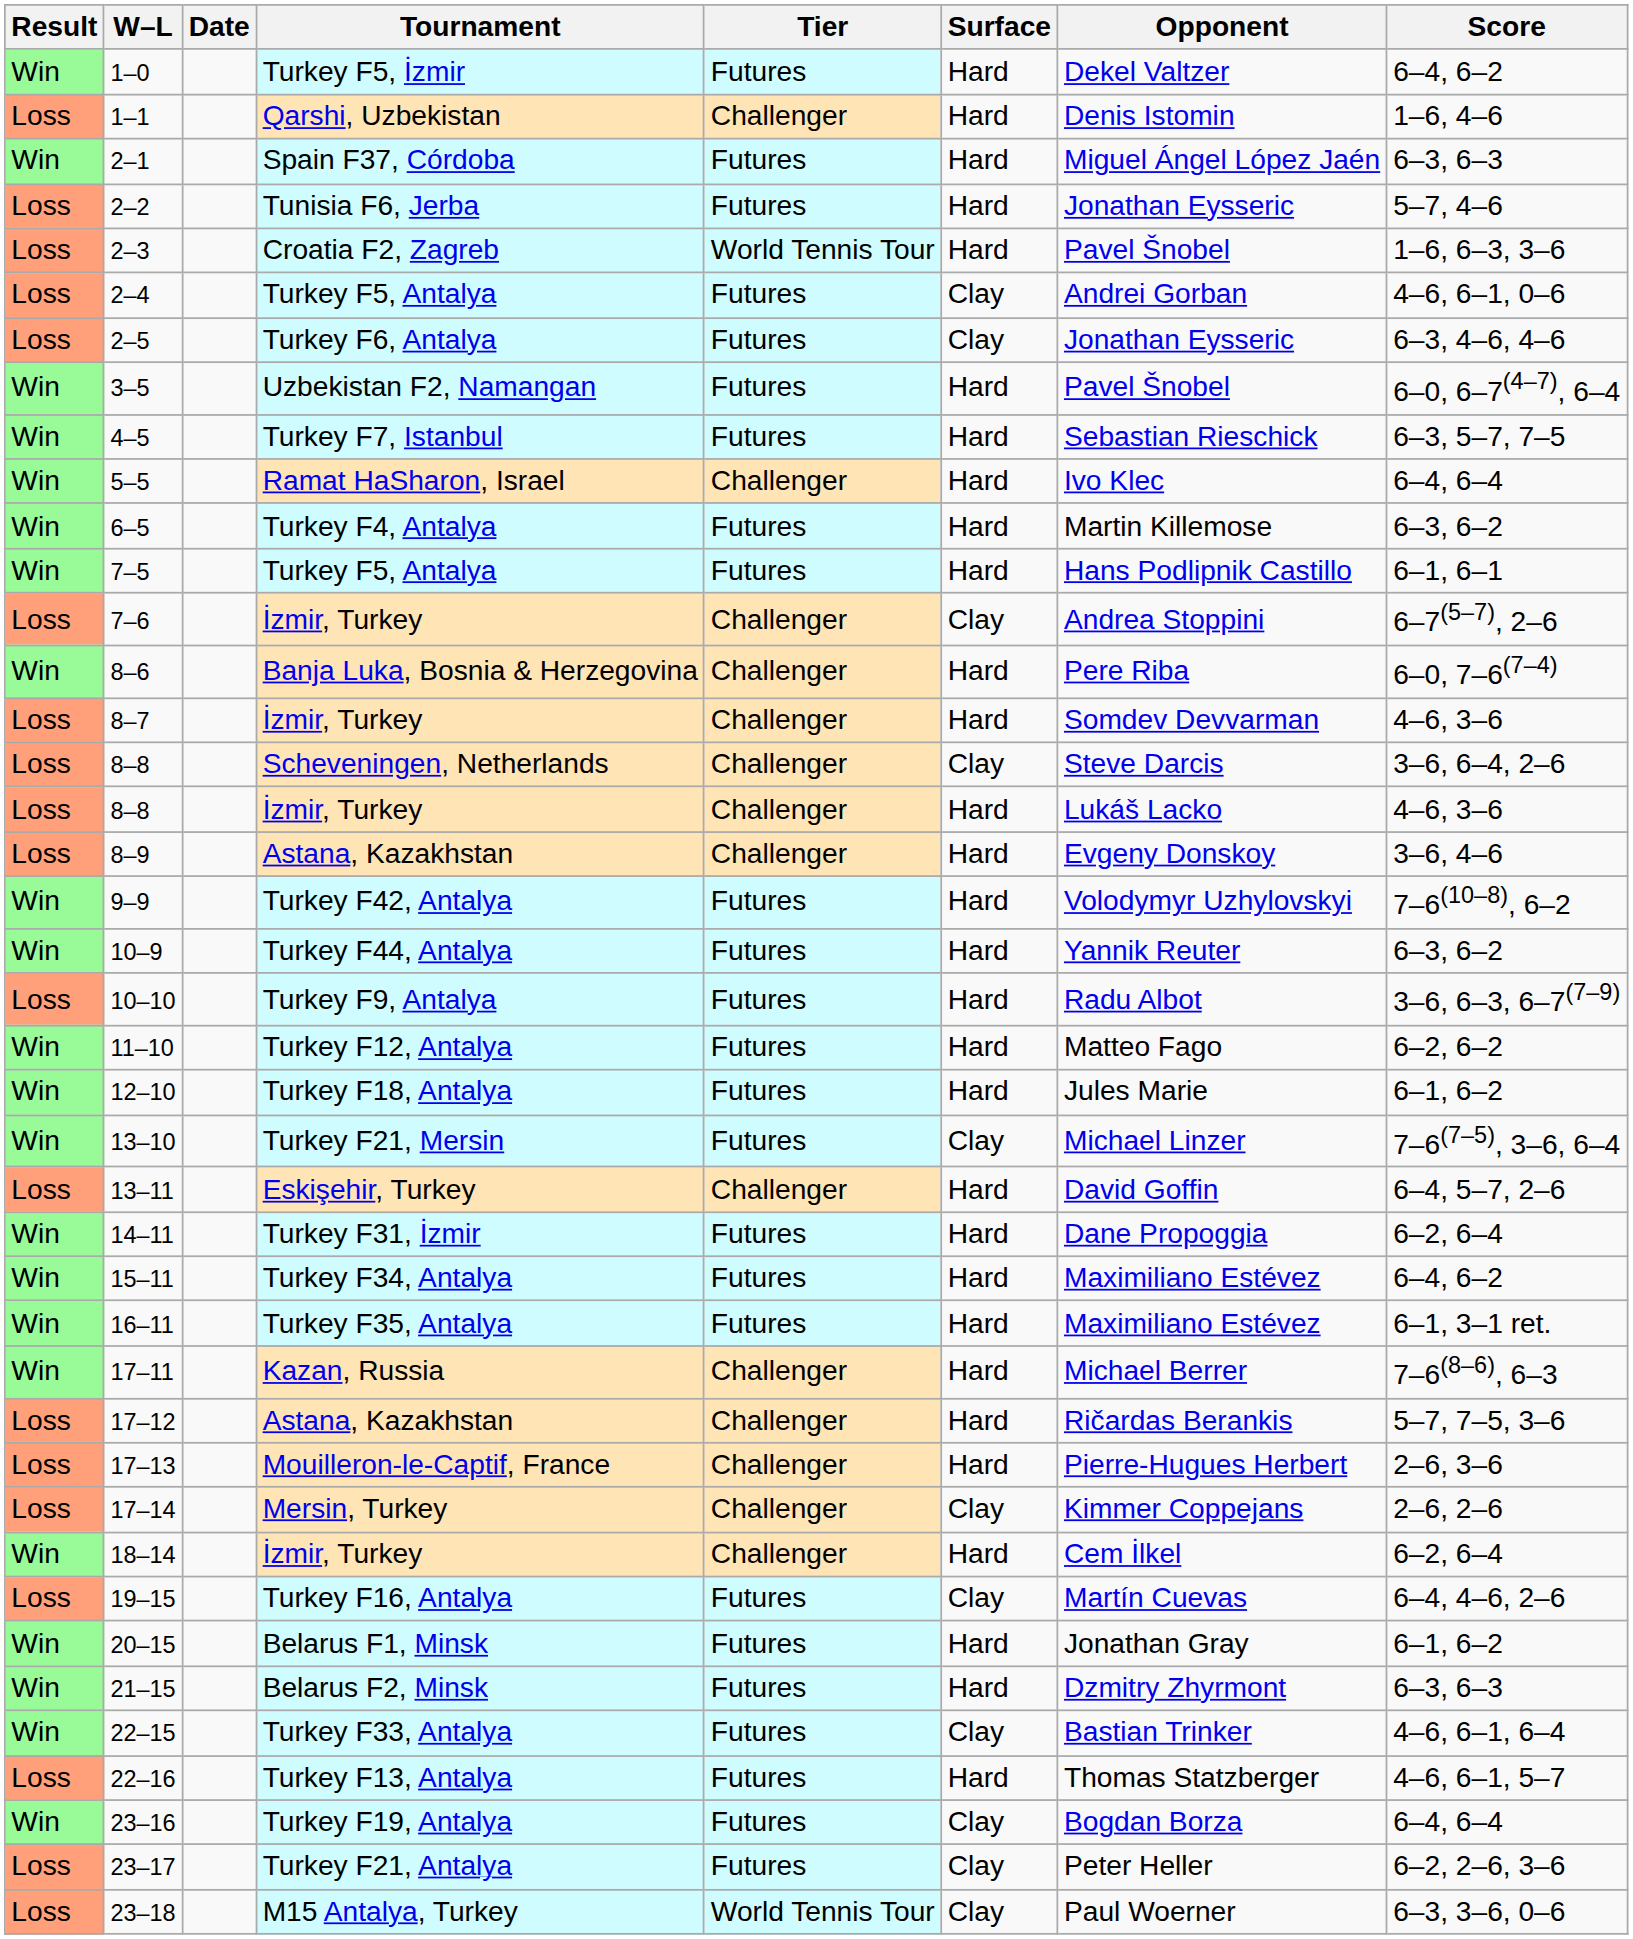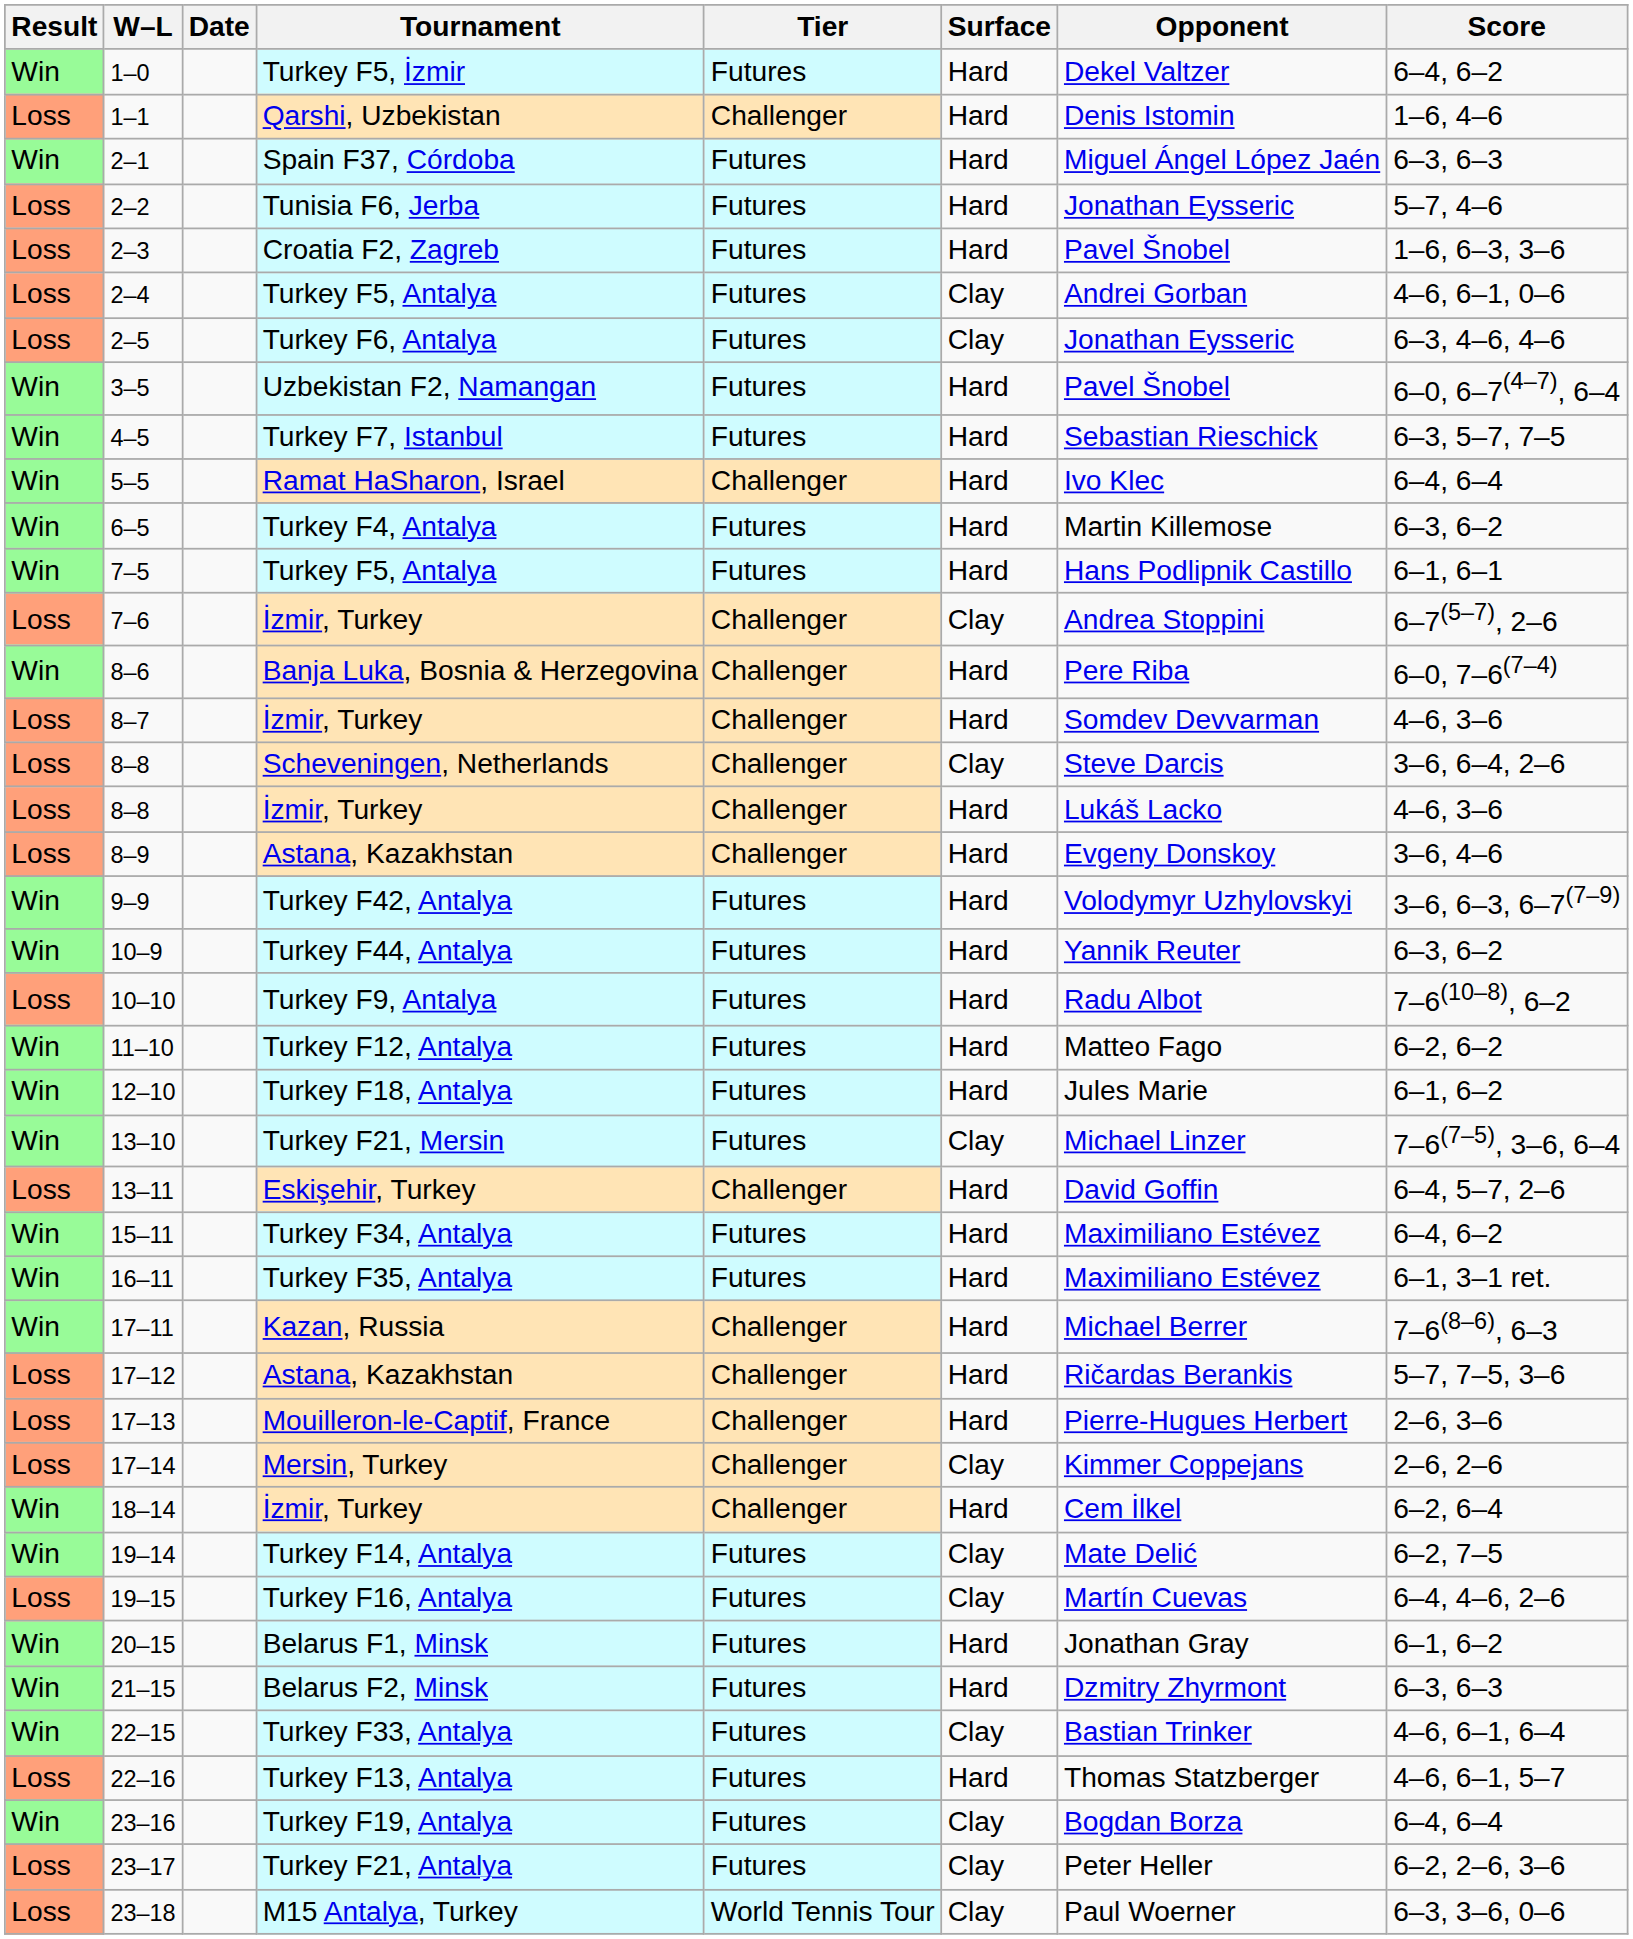(823, 250) World Tennis Tour -> (759, 250) Futures
(1482, 902) 7–6(10–8), 6–2 -> (1507, 902) 3–6, 6–3, 6–7(7–9)
(1507, 998) 3–6, 6–3, 6–7(7–9) -> (1482, 998) 7–6(10–8), 6–2
- row: (142, 1235)
+ row: (143, 1555)
